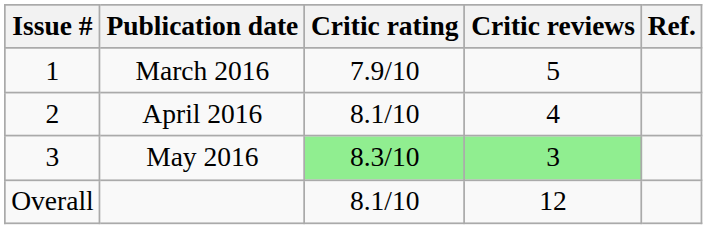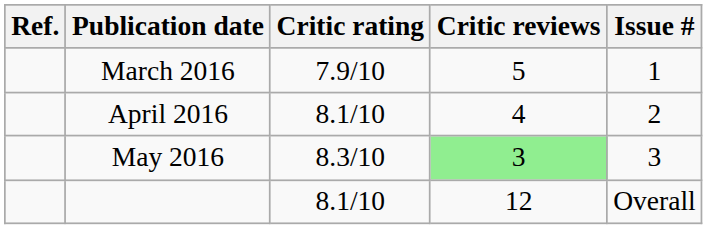columns swapped: (52, 26) <-> (672, 26)
(385, 157) lightgreen background -> (350, 157) no background
